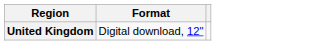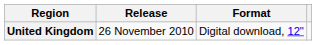+ column: (146, 13)
